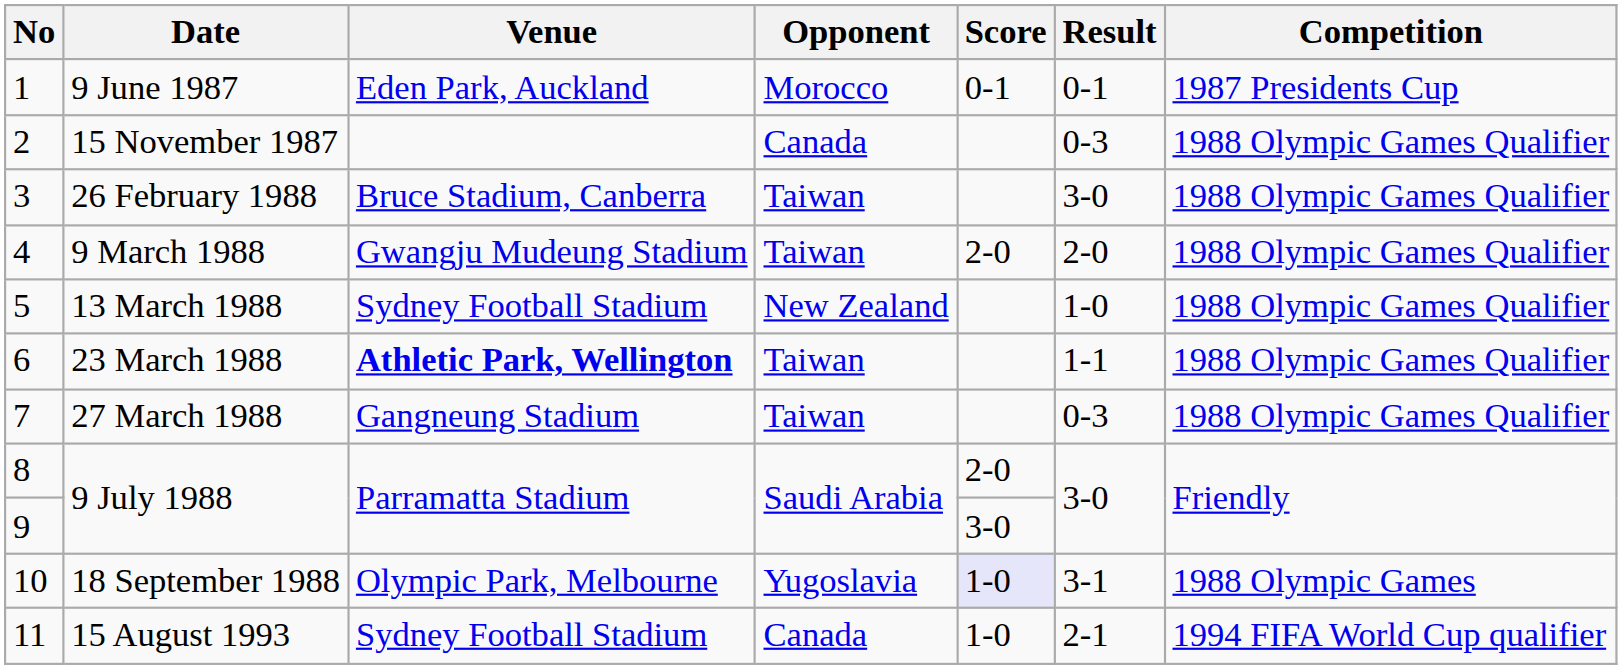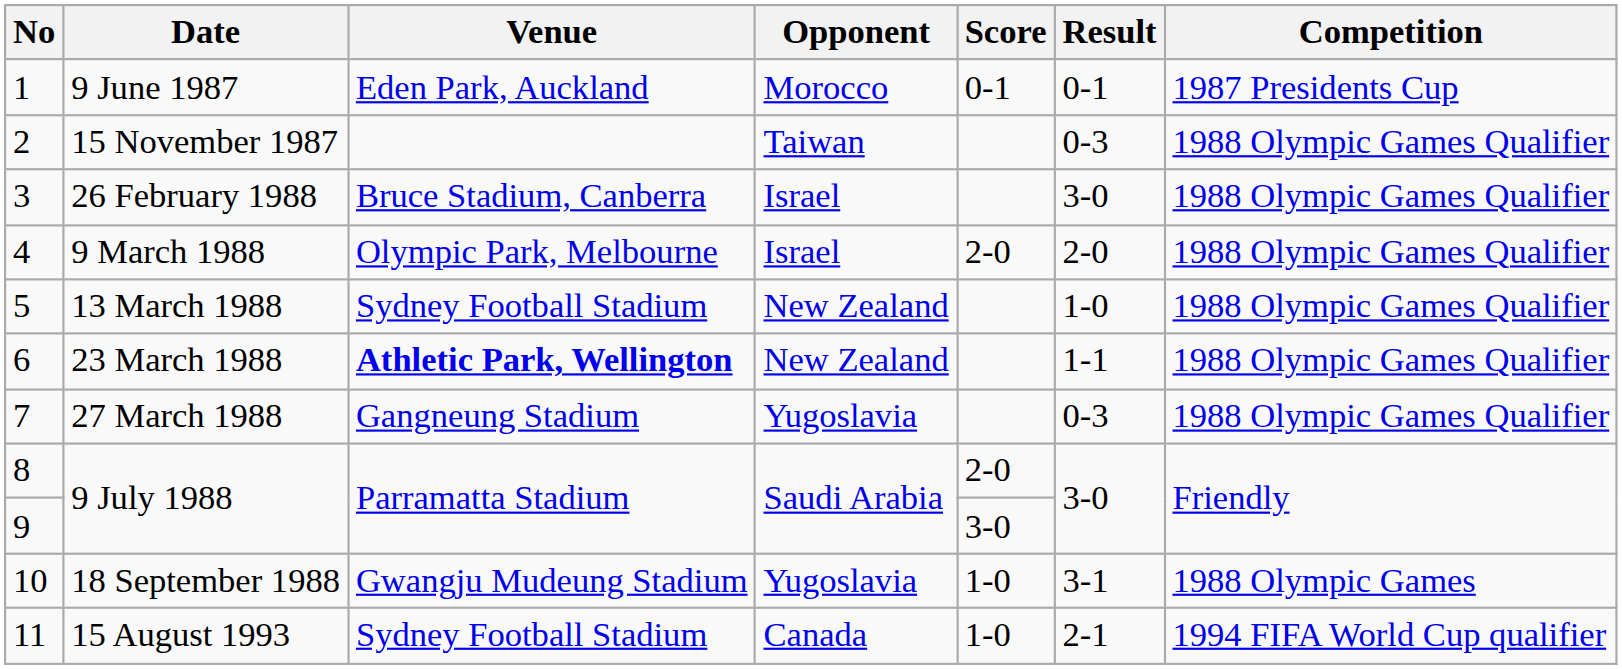(815, 141) Canada -> (814, 141) Taiwan
(814, 196) Taiwan -> (802, 196) Israel
(552, 251) Gwangju Mudeung Stadium -> (537, 251) Olympic Park, Melbourne
(814, 251) Taiwan -> (802, 251) Israel
(814, 360) Taiwan -> (856, 360) New Zealand
(814, 415) Taiwan -> (840, 415) Yugoslavia
(537, 580) Olympic Park, Melbourne -> (552, 580) Gwangju Mudeung Stadium
(988, 580) lavender background -> (988, 580) no background
